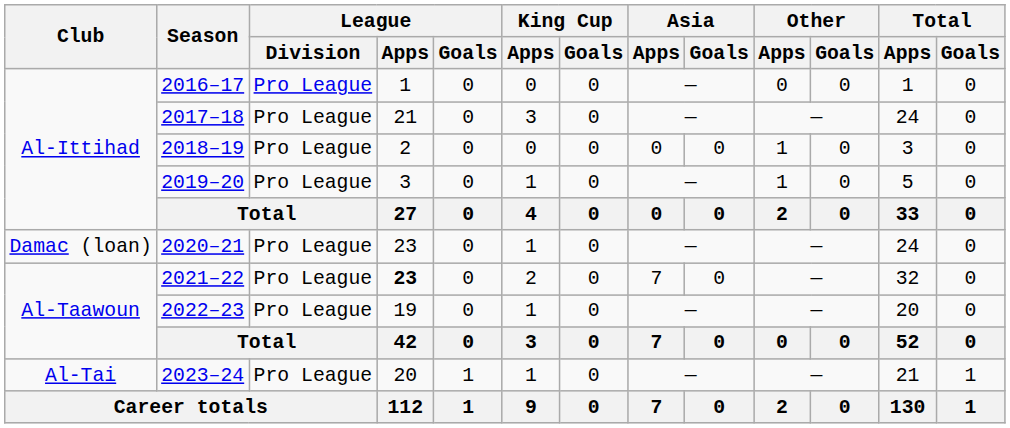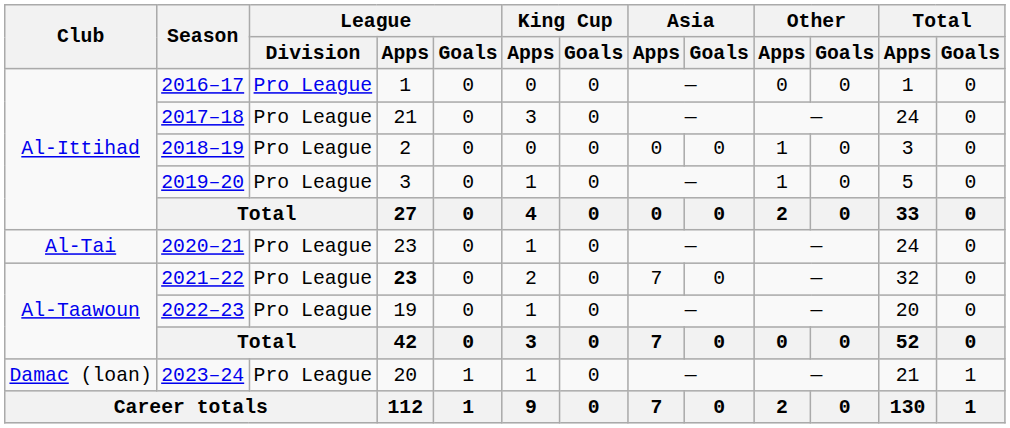(81, 246) Damac (loan) -> (81, 246) Al-Tai
(81, 375) Al-Tai -> (81, 375) Damac (loan)
